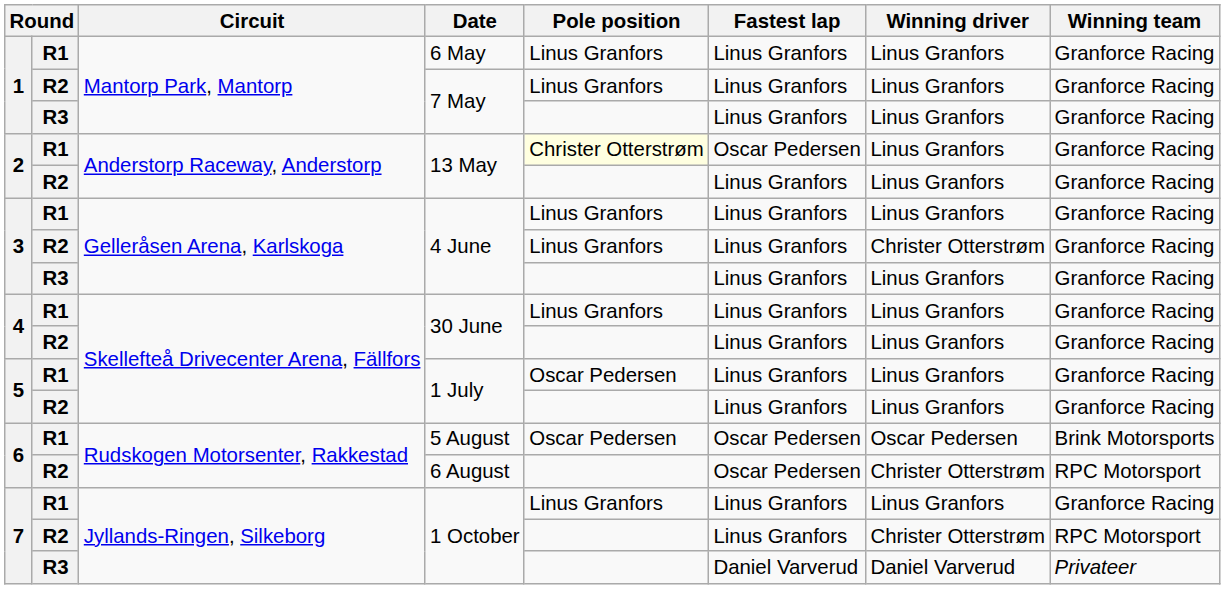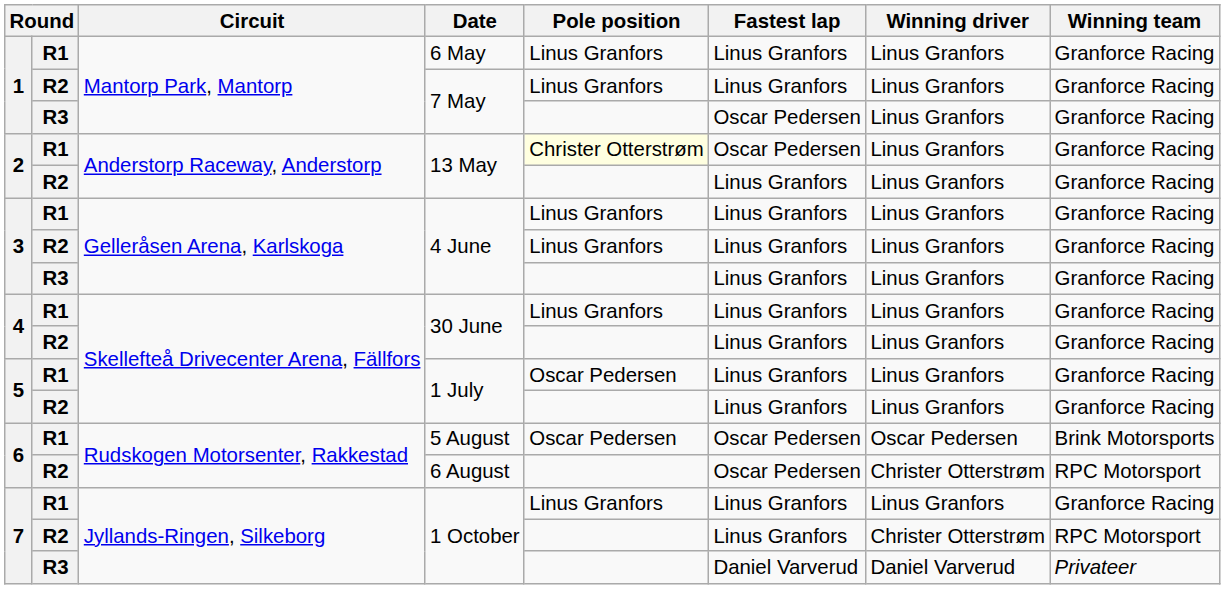(780, 117) Linus Granfors -> (787, 117) Oscar Pedersen
(958, 246) Christer Otterstrøm -> (937, 246) Linus Granfors
